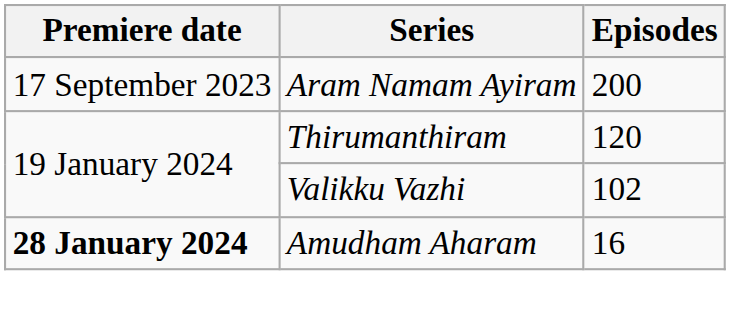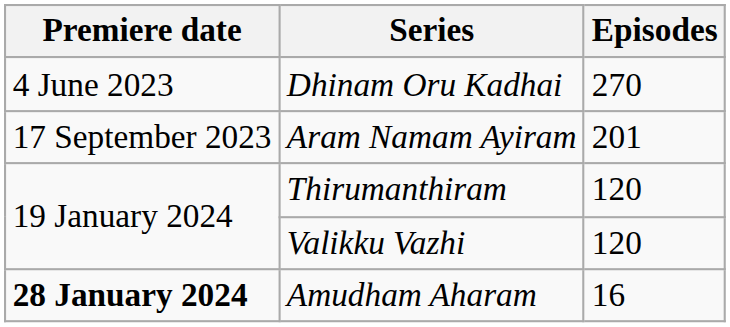+ row: (425, 83)
(617, 83) 200 -> (617, 136) 201
(617, 189) 102 -> (617, 242) 120
